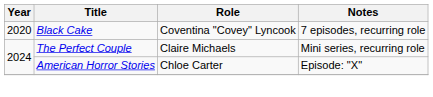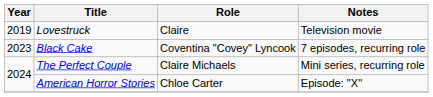+ row: (63, 30)
(19, 30) 2020 -> (19, 48) 2023
